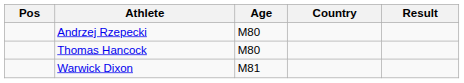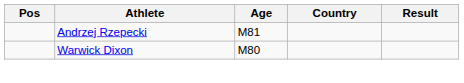(249, 31) M80 -> (249, 31) M81
- row: (102, 50)
(249, 68) M81 -> (249, 50) M80
